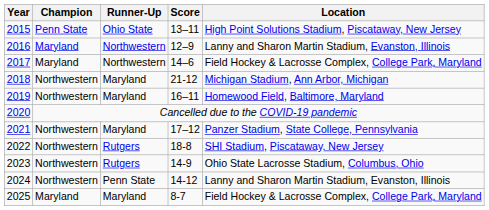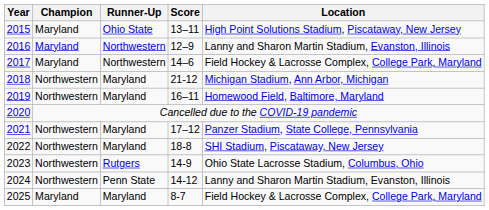(61, 29) Penn State -> (57, 29) Maryland
(121, 146) Rutgers -> (125, 146) Maryland
